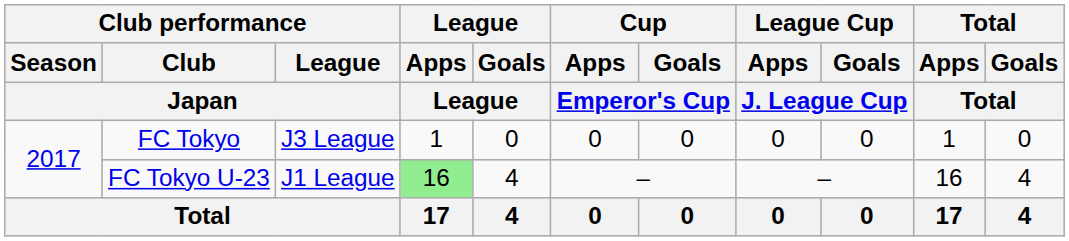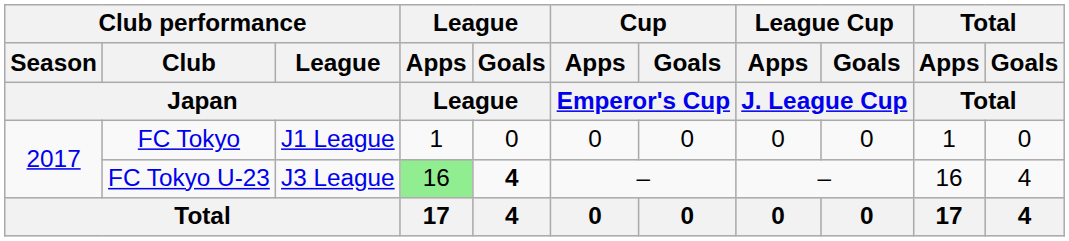(338, 139) J3 League -> (338, 139) J1 League
(338, 178) J1 League -> (338, 178) J3 League
(512, 178) normal -> (512, 178) bold
